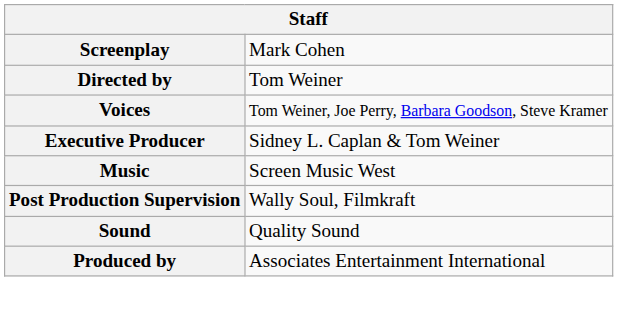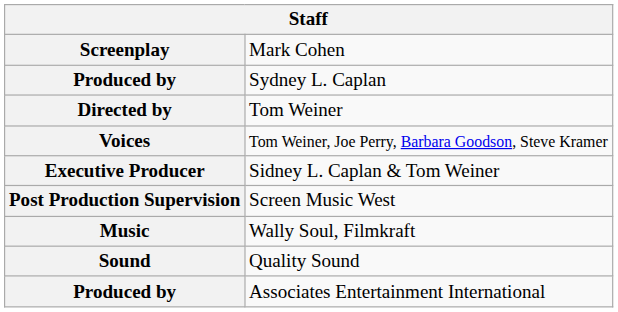+ row: (318, 79)
(125, 170) Music -> (125, 200) Post Production Supervision
(125, 200) Post Production Supervision -> (125, 230) Music
